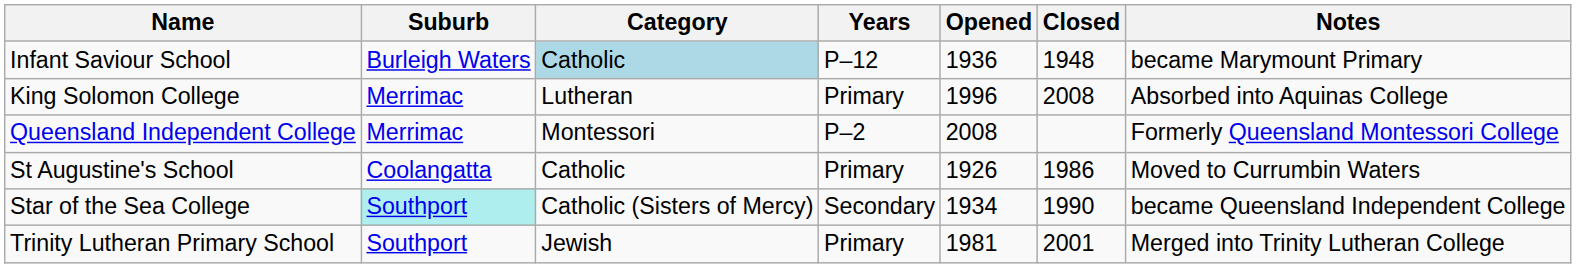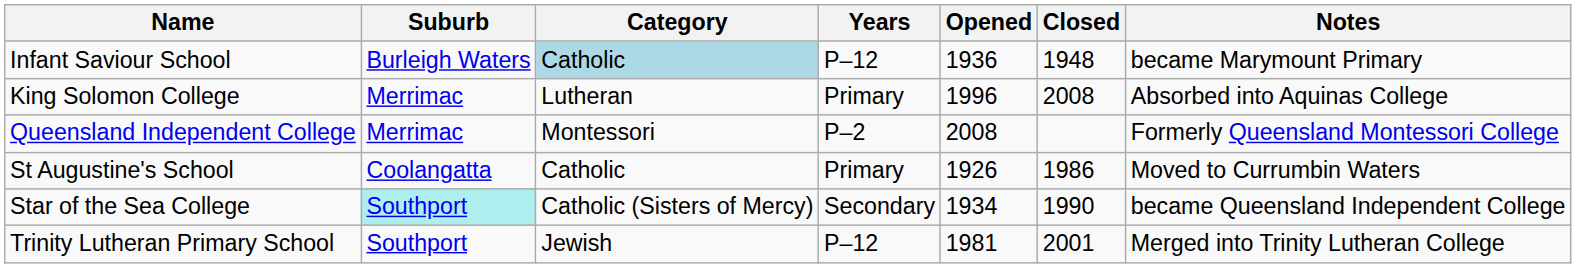(864, 243) Primary -> (851, 243) P–12
